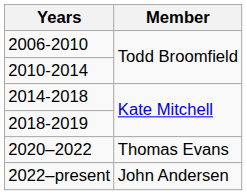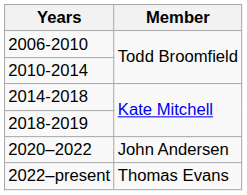(173, 149) Thomas Evans -> (173, 149) John Andersen
(173, 176) John Andersen -> (173, 176) Thomas Evans
